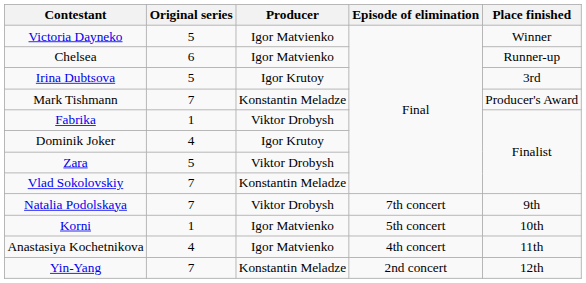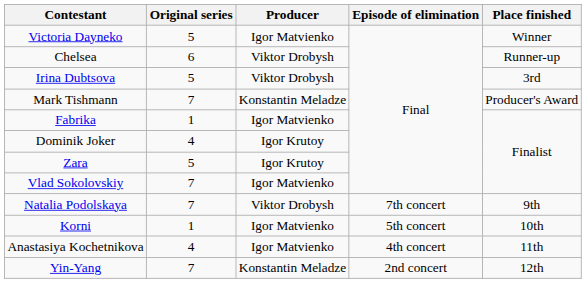(292, 57) Igor Matvienko -> (292, 57) Viktor Drobysh
(292, 78) Igor Krutoy -> (292, 78) Viktor Drobysh
(292, 120) Viktor Drobysh -> (292, 120) Igor Matvienko
(292, 162) Viktor Drobysh -> (292, 162) Igor Krutoy
(292, 183) Konstantin Meladze -> (292, 183) Igor Matvienko
